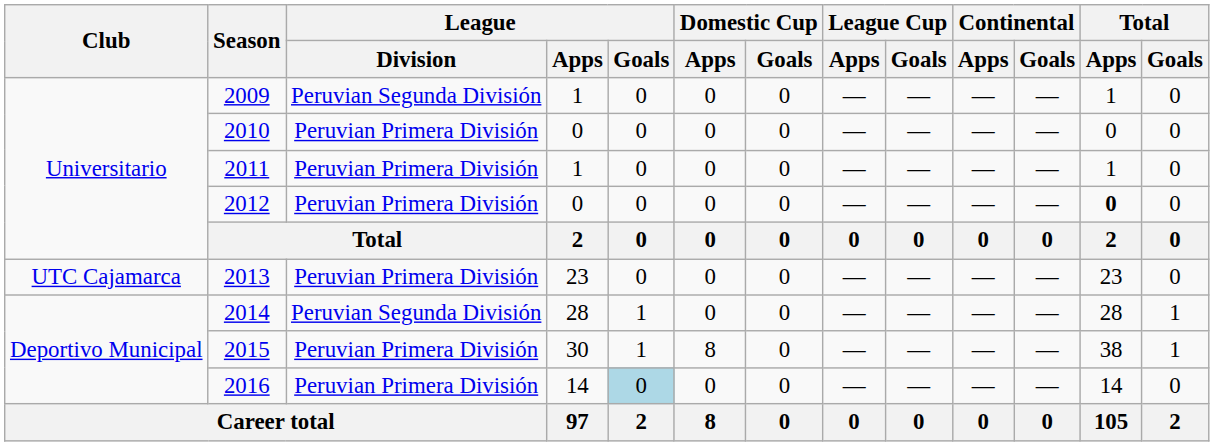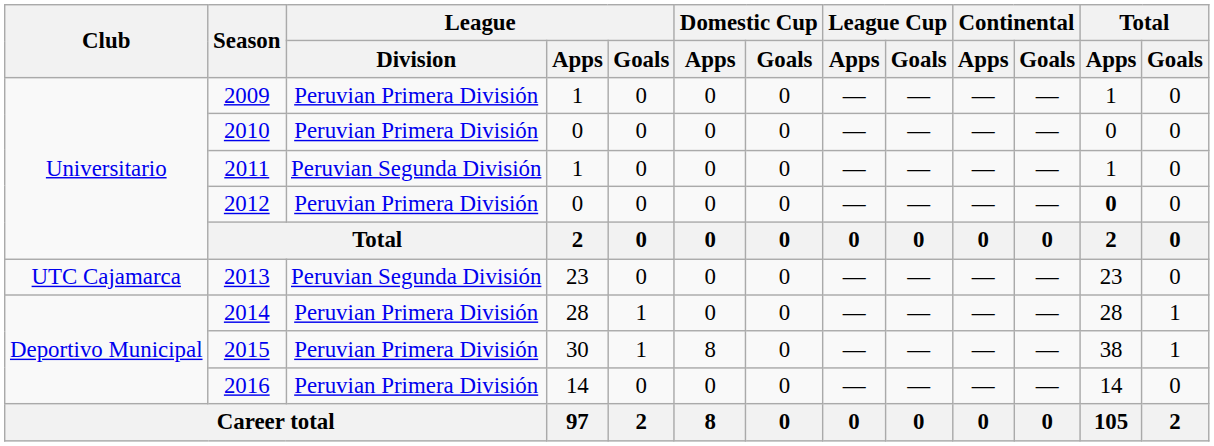(416, 95) Peruvian Segunda División -> (416, 95) Peruvian Primera División
(416, 167) Peruvian Primera División -> (416, 167) Peruvian Segunda División
(416, 276) Peruvian Primera División -> (416, 276) Peruvian Segunda División
(416, 312) Peruvian Segunda División -> (416, 312) Peruvian Primera División
(641, 385) lightblue background -> (641, 385) no background
